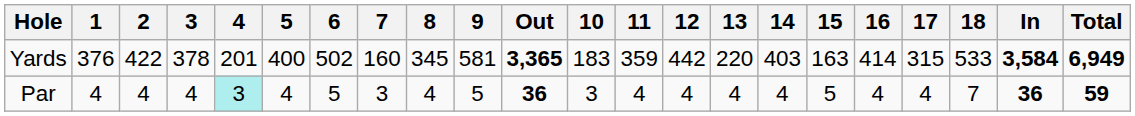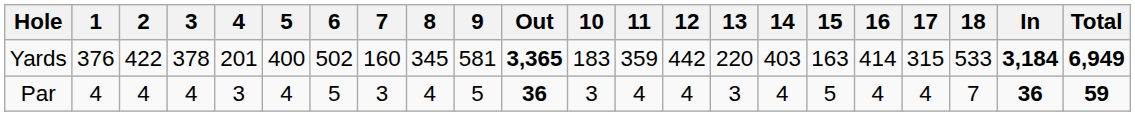(1030, 57) 3,584 -> (1030, 57) 3,184
(239, 93) paleturquoise background -> (239, 93) no background
(735, 93) 4 -> (735, 93) 3
